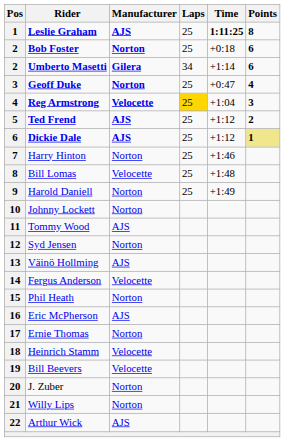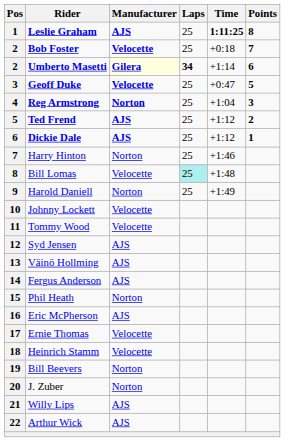(128, 49) Norton -> (133, 49) Velocette
(251, 49) 6 -> (251, 49) 7
(126, 66) no background -> (126, 66) lightyellow background
(187, 66) normal -> (187, 66) bold
(128, 84) Norton -> (133, 84) Velocette
(251, 84) 4 -> (251, 84) 5
(133, 102) Velocette -> (128, 102) Norton
(187, 102) gold background -> (187, 102) no background
(251, 138) khaki background -> (251, 138) no background
(187, 173) no background -> (187, 173) paleturquoise background
(127, 209) Norton -> (132, 209) Velocette
(121, 227) AJS -> (132, 227) Velocette
(127, 244) Norton -> (121, 244) AJS
(132, 280) Velocette -> (121, 280) AJS
(127, 333) Norton -> (132, 333) Velocette
(132, 369) Velocette -> (127, 369) Norton
(127, 405) Norton -> (121, 405) AJS
